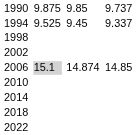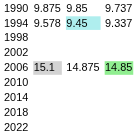(47, 23) 9.525 -> (47, 23) 9.578
(77, 23) no background -> (77, 23) paleturquoise background
(83, 68) 14.874 -> (83, 68) 14.875
(119, 68) no background -> (119, 68) lightgreen background
